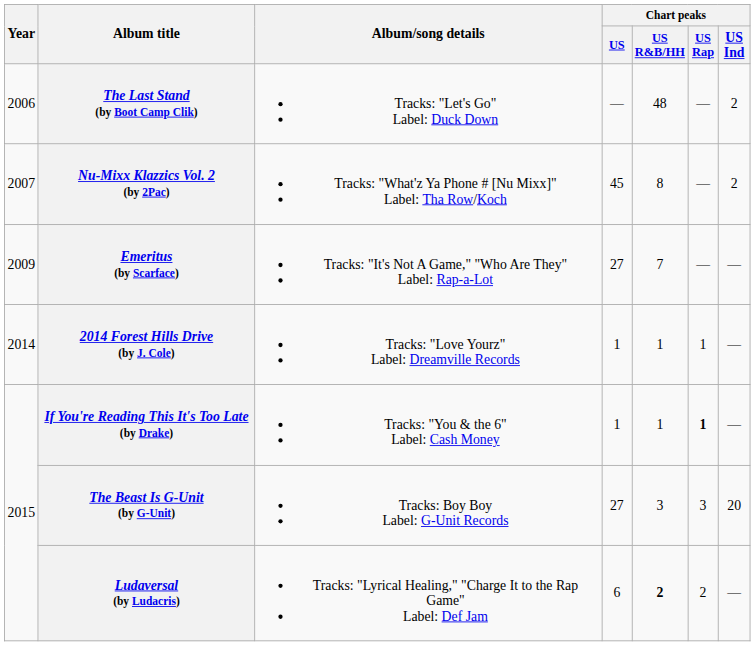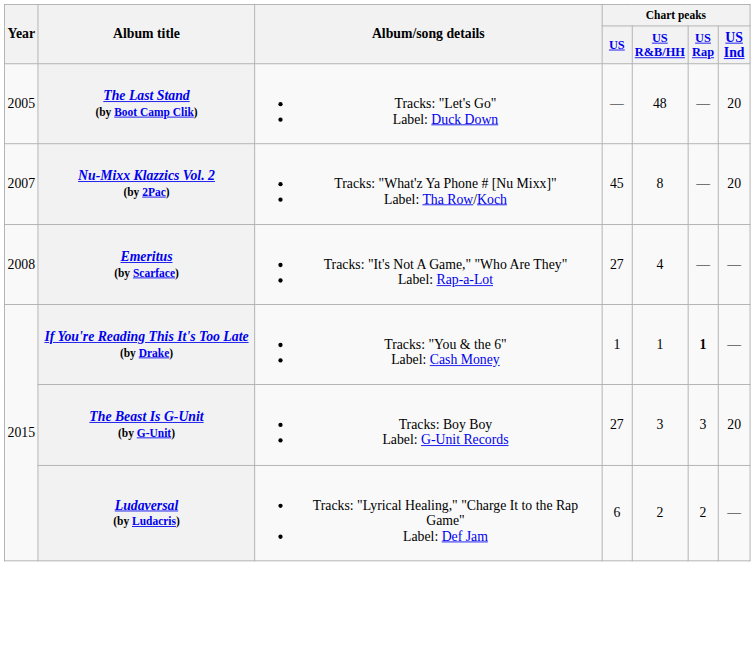(21, 103) 2006 -> (21, 103) 2005
(734, 103) 2 -> (734, 103) 20
(734, 184) 2 -> (734, 184) 20
(21, 264) 2009 -> (21, 264) 2008
(660, 264) 7 -> (660, 264) 4
- row: (146, 344)
(660, 593) bold -> (660, 513) normal
